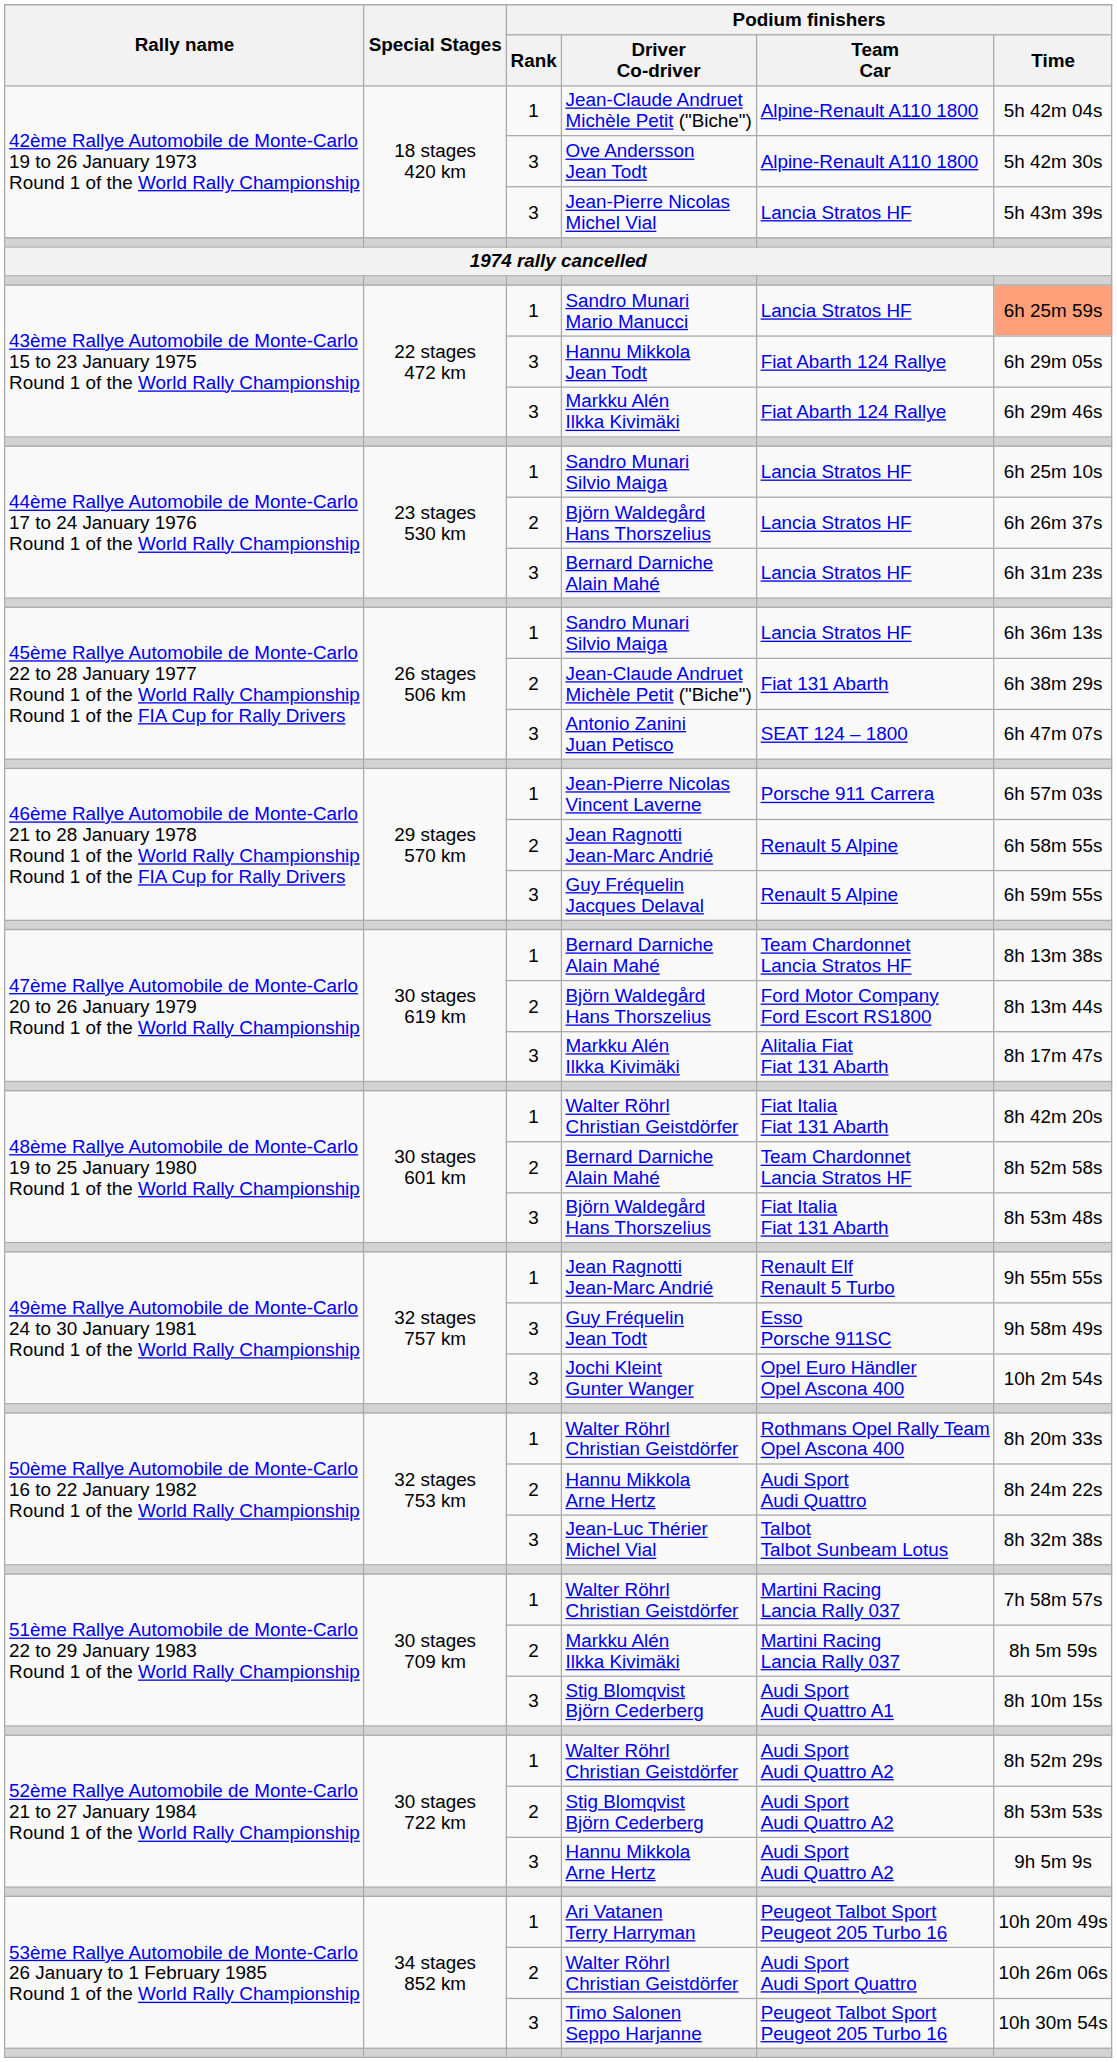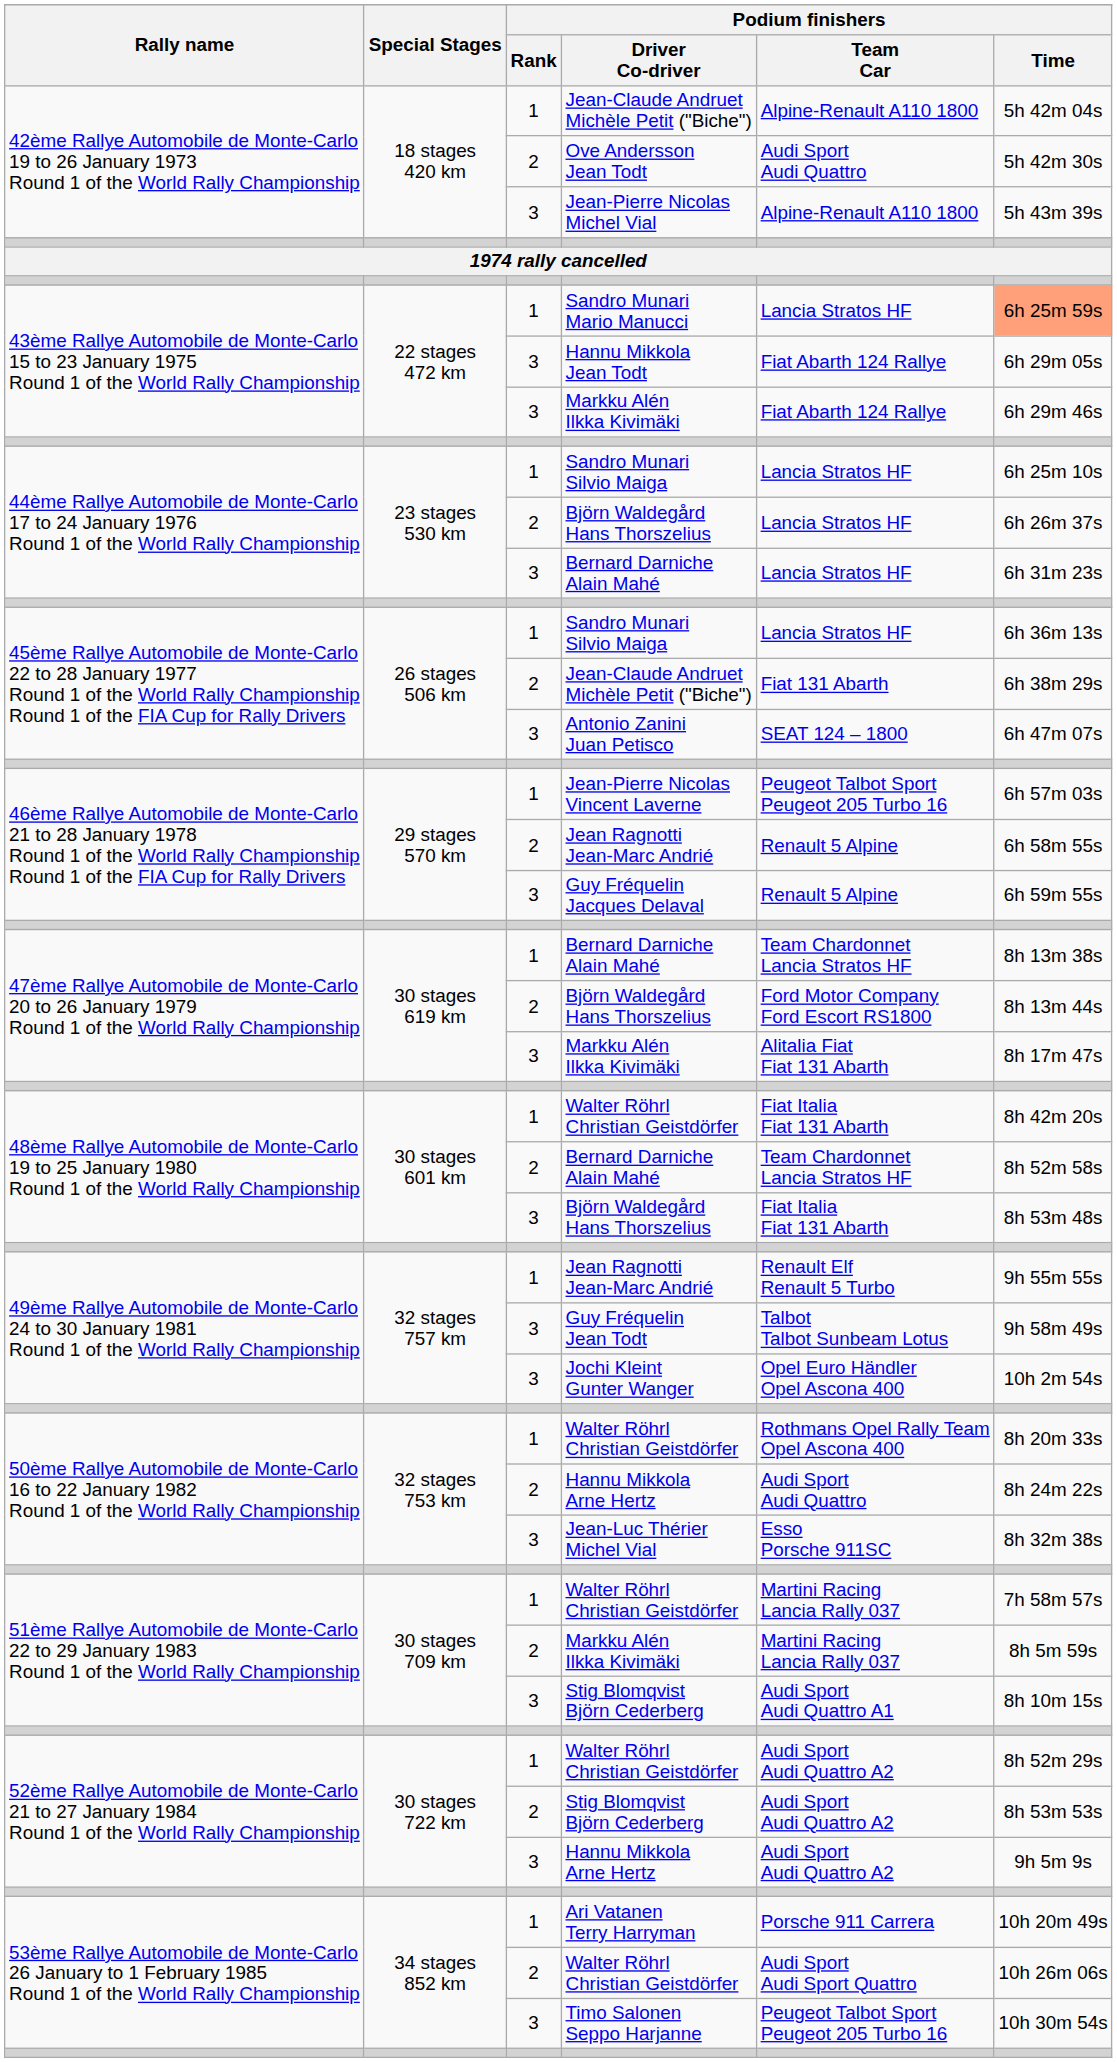(534, 162) 3 -> (534, 162) 2
(869, 162) Alpine-Renault A110 1800 -> (814, 162) Audi Sport Audi Quattro
(836, 213) Lancia Stratos HF -> (869, 213) Alpine-Renault A110 1800
(847, 794) Porsche 911 Carrera -> (854, 794) Peugeot Talbot Sport Peugeot 205 Turbo 16
(826, 1328) Esso Porsche 911SC -> (854, 1328) Talbot Talbot Sunbeam Lotus
(854, 1540) Talbot Talbot Sunbeam Lotus -> (826, 1540) Esso Porsche 911SC
(854, 1922) Peugeot Talbot Sport Peugeot 205 Turbo 16 -> (847, 1922) Porsche 911 Carrera
